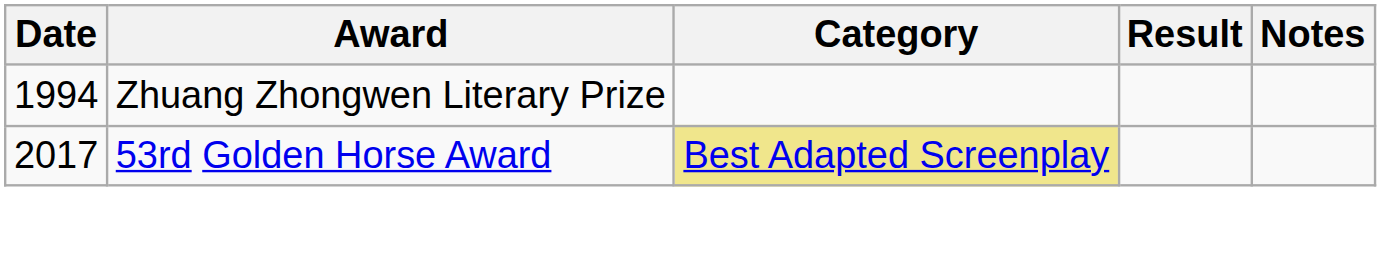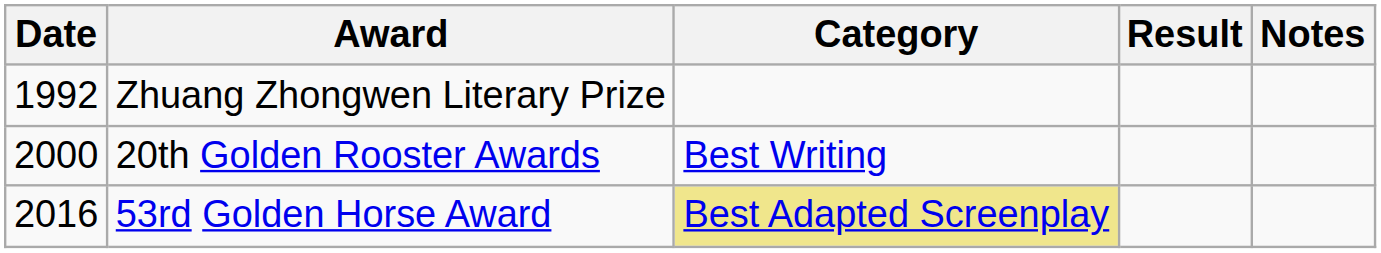(56, 94) 1994 -> (56, 94) 1992
+ row: (358, 154)
(56, 154) 2017 -> (56, 214) 2016
